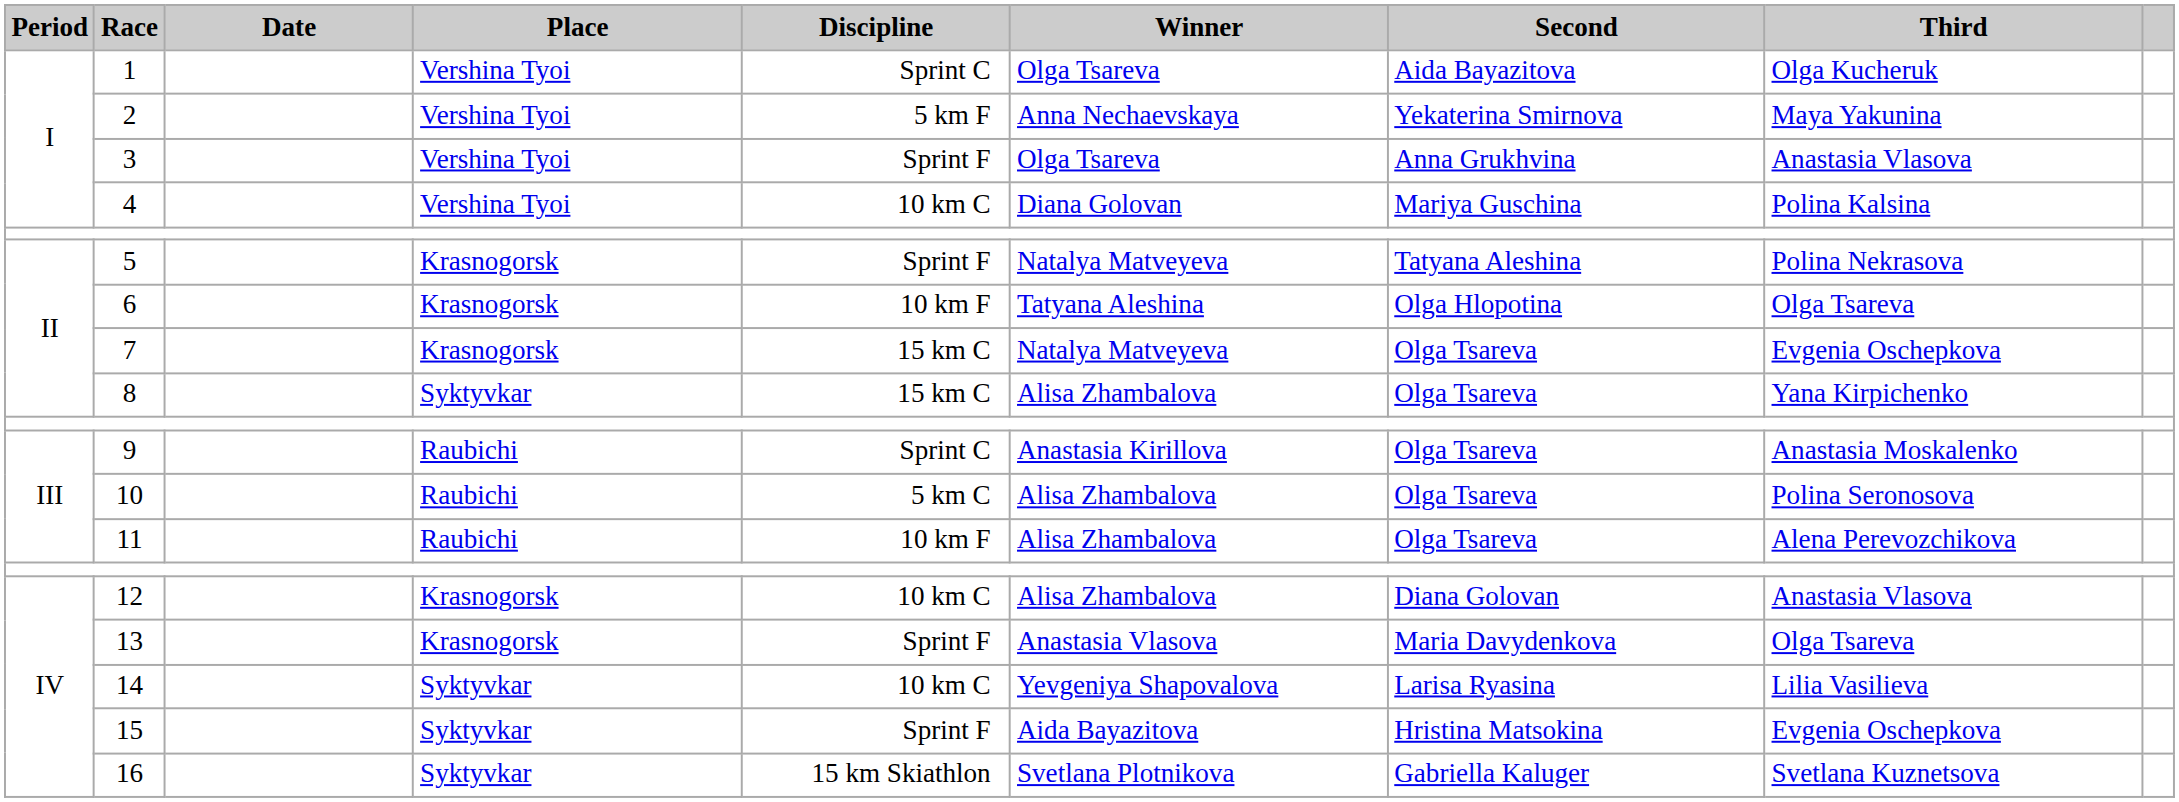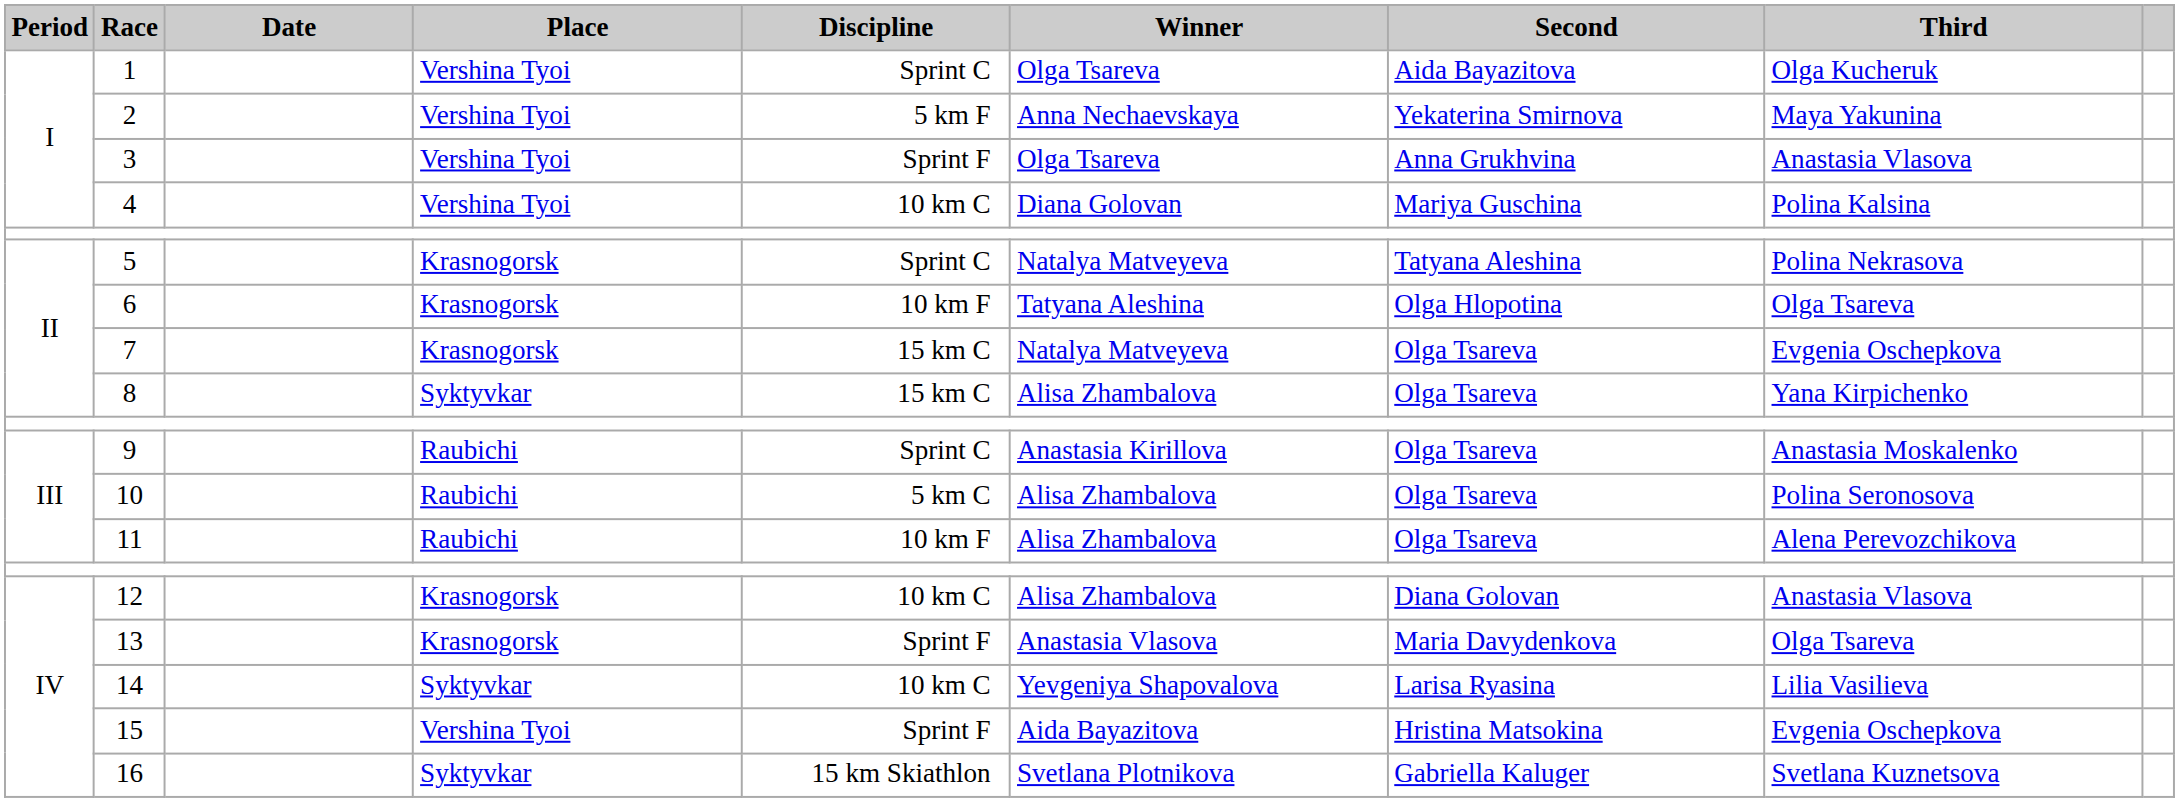(953, 260) Sprint F -> (952, 260) Sprint C
(476, 729) Syktyvkar -> (495, 729) Vershina Tyoi
